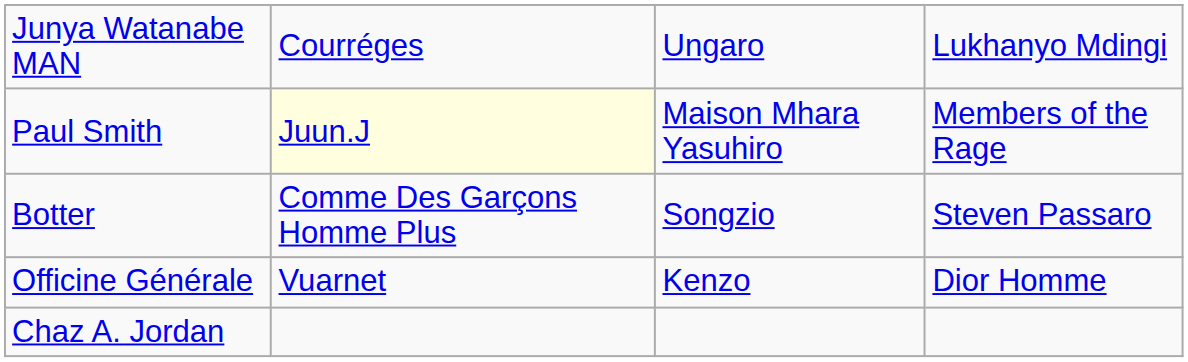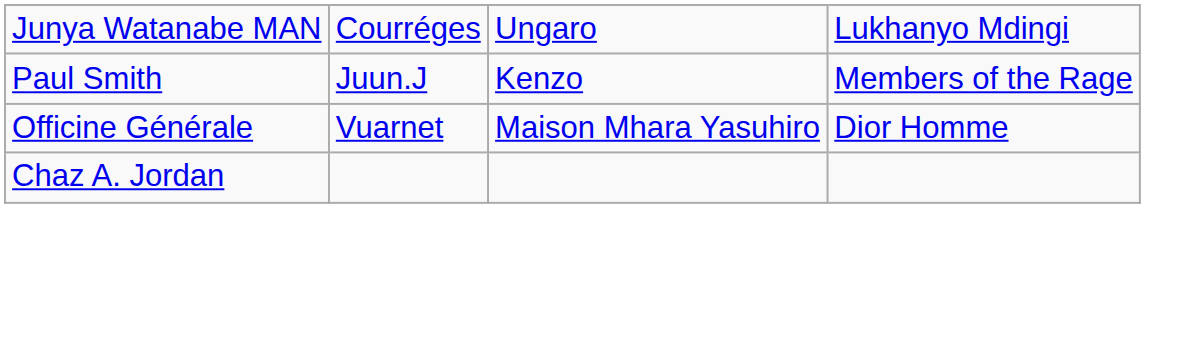(324, 130) lightyellow background -> (382, 78) no background
(761, 130) Maison Mhara Yasuhiro -> (539, 78) Kenzo
- row: (54, 214)
(706, 281) Kenzo -> (658, 127) Maison Mhara Yasuhiro
